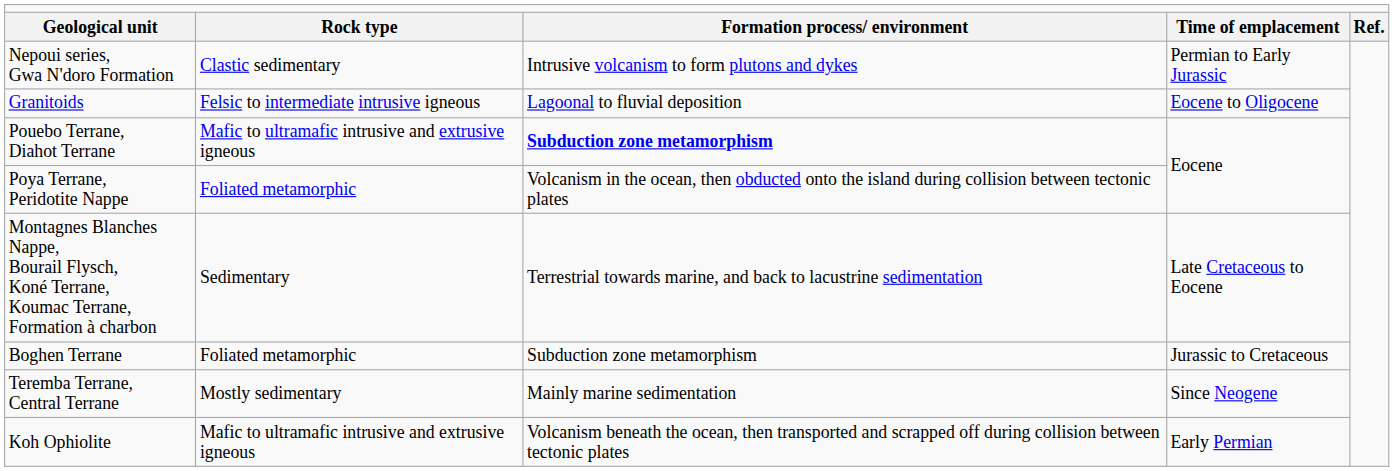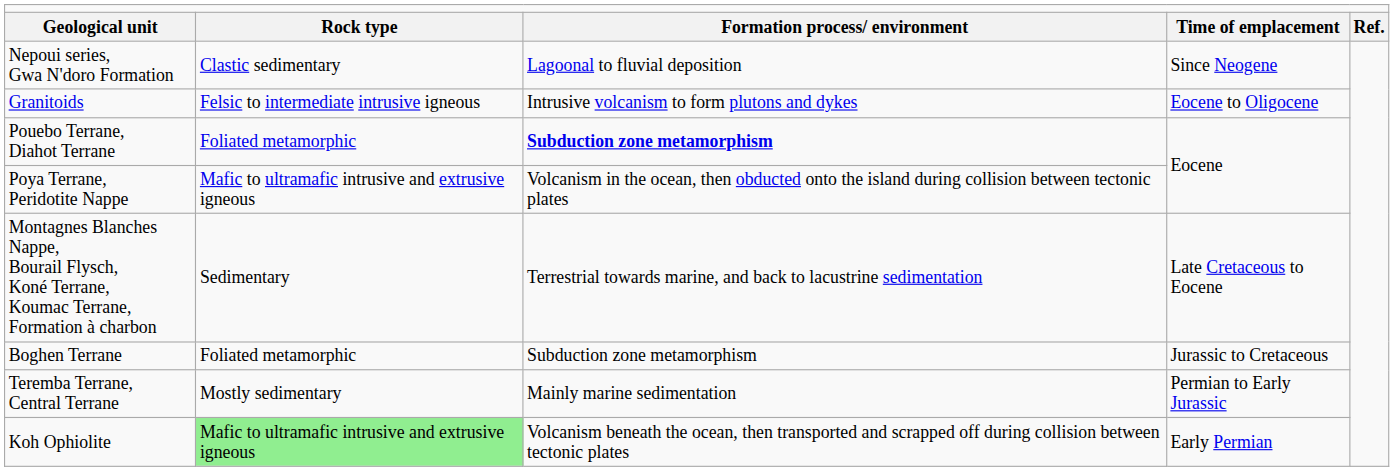(692, 64) Intrusive volcanism to form plutons and dykes -> (634, 64) Lagoonal to fluvial deposition
(1231, 64) Permian to Early Jurassic -> (1224, 64) Since Neogene
(634, 103) Lagoonal to fluvial deposition -> (692, 103) Intrusive volcanism to form plutons and dykes
(352, 141) Mafic to ultramafic intrusive and extrusive igneous -> (278, 141) Foliated metamorphic
(278, 189) Foliated metamorphic -> (352, 189) Mafic to ultramafic intrusive and extrusive igneous
(1224, 393) Since Neogene -> (1231, 393) Permian to Early Jurassic
(352, 441) no background -> (352, 441) lightgreen background
